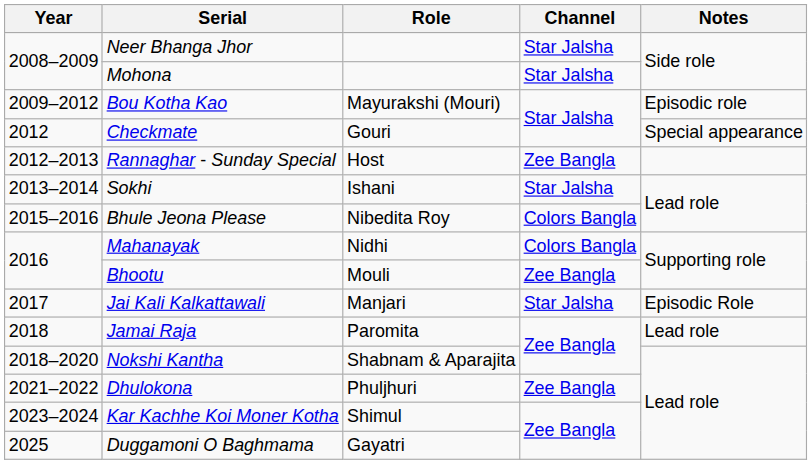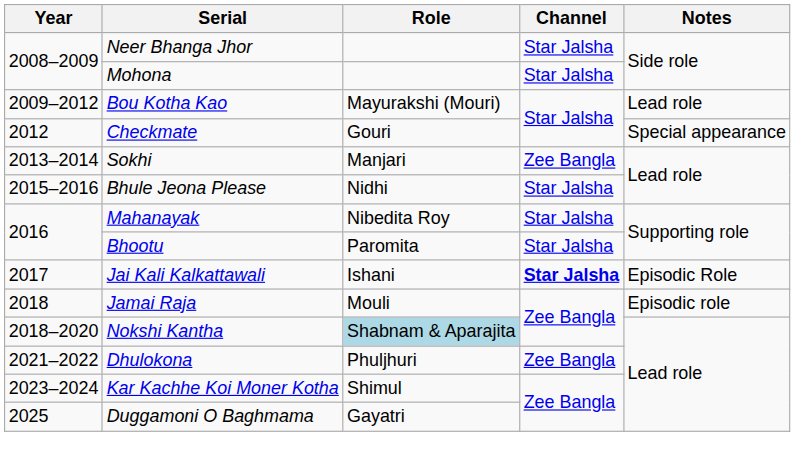(696, 103) Episodic role -> (665, 103) Lead role
- row: (221, 160)
(371, 189) Ishani -> (376, 160) Manjari
(568, 189) Star Jalsha -> (569, 160) Zee Bangla
(398, 217) Nibedita Roy -> (367, 189) Nidhi
(580, 217) Colors Bangla -> (568, 189) Star Jalsha
(367, 246) Nidhi -> (398, 217) Nibedita Roy
(580, 246) Colors Bangla -> (568, 217) Star Jalsha
(368, 274) Mouli -> (383, 246) Paromita
(569, 274) Zee Bangla -> (568, 246) Star Jalsha
(376, 302) Manjari -> (371, 274) Ishani
(568, 302) normal -> (571, 274) bold
(383, 331) Paromita -> (368, 302) Mouli
(682, 331) Lead role -> (679, 302) Episodic role
(431, 359) no background -> (431, 331) lightblue background
